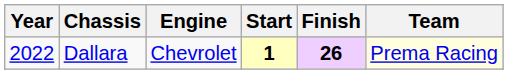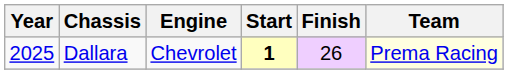(32, 53) 2022 -> (32, 53) 2025
(331, 53) bold -> (331, 53) normal
